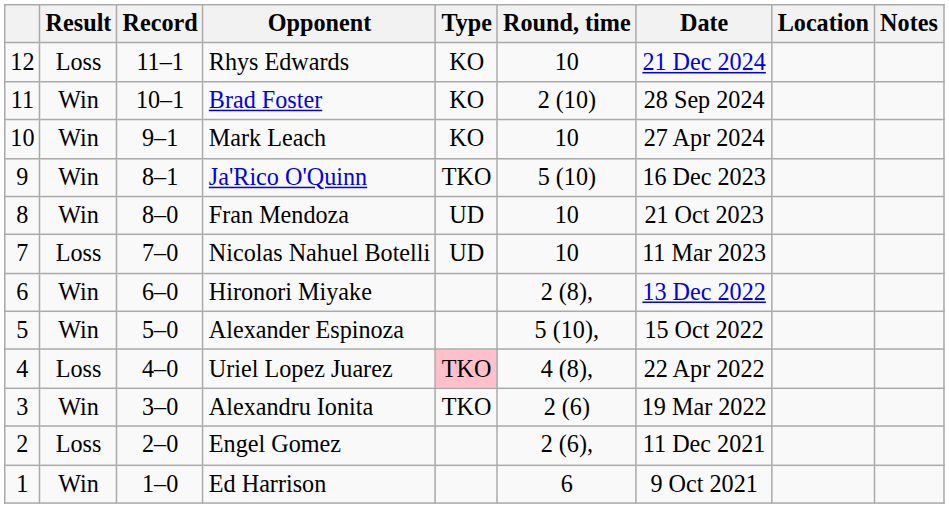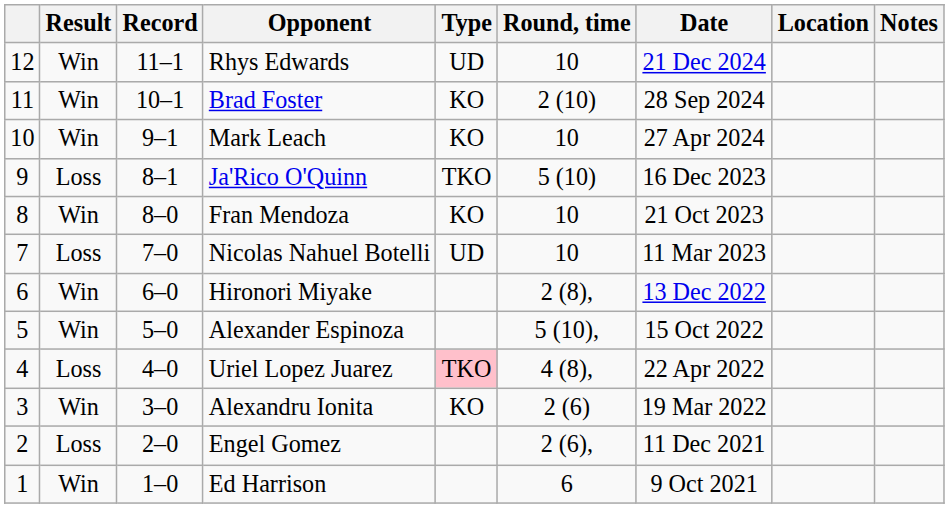(78, 61) Loss -> (79, 61) Win
(467, 61) KO -> (467, 61) UD
(79, 176) Win -> (78, 176) Loss
(467, 215) UD -> (467, 215) KO
(467, 406) TKO -> (467, 406) KO
